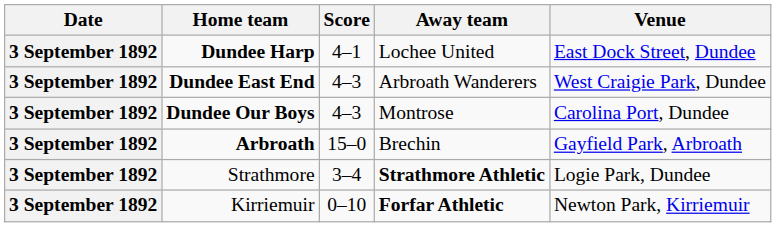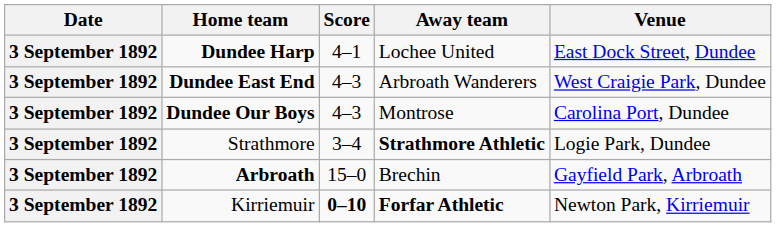rows swapped: (275, 143) <-> (271, 174)
(347, 205) normal -> (347, 205) bold
